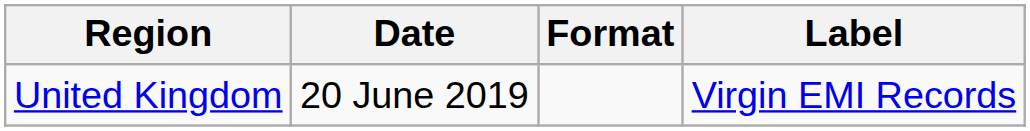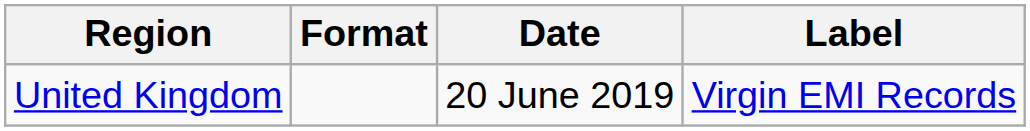columns swapped: (414, 34) <-> (610, 34)
